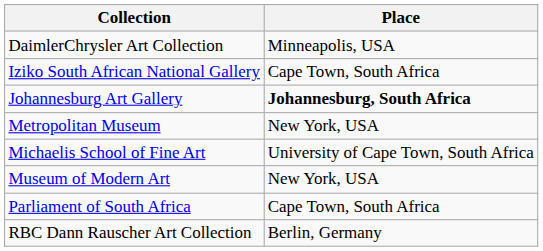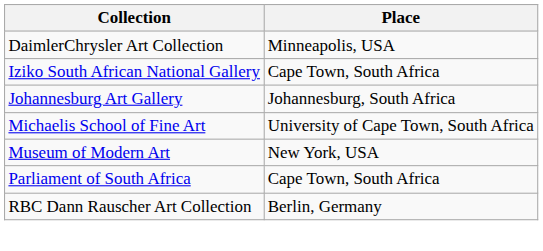(369, 98) bold -> (362, 98) normal
- row: (85, 125)
